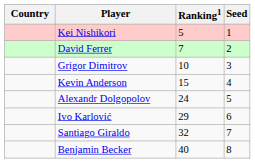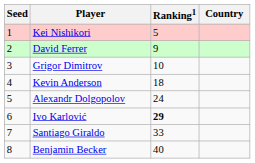columns swapped: (30, 14) <-> (237, 14)
(181, 49) 7 -> (156, 49) 9
(183, 82) 15 -> (158, 82) 18
(183, 116) normal -> (158, 116) bold
(183, 132) 32 -> (158, 132) 33
